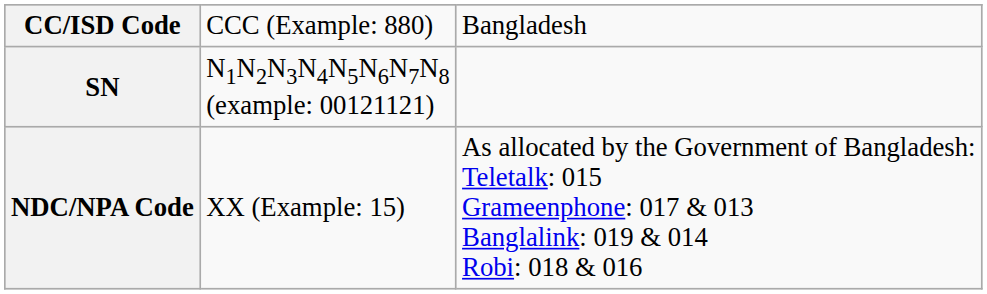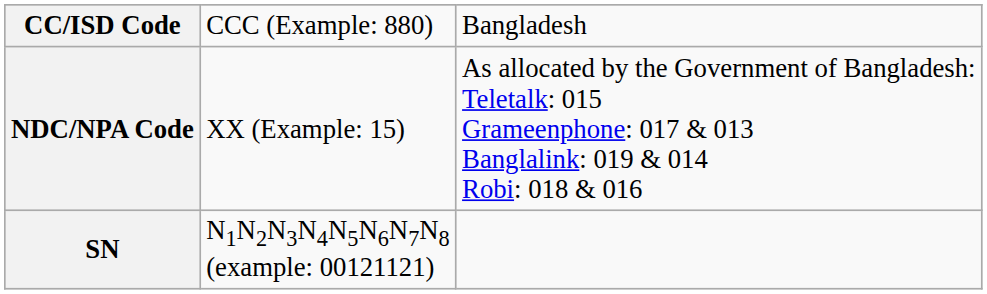rows swapped: (102, 207) <-> (102, 86)
